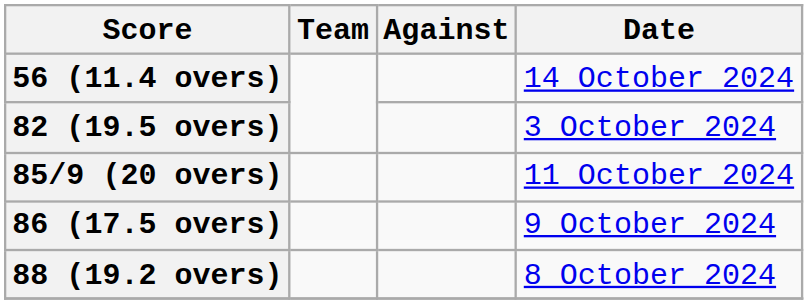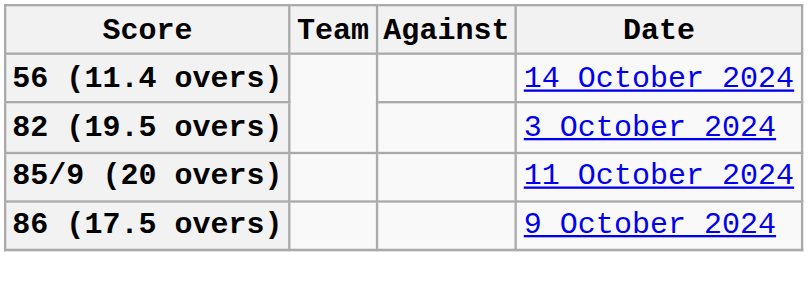- row: (147, 274)
